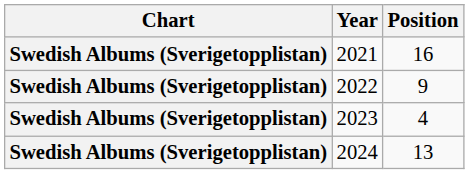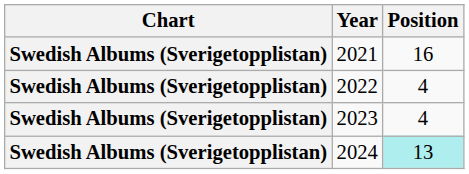(423, 86) 9 -> (423, 86) 4
(423, 151) no background -> (423, 151) paleturquoise background
